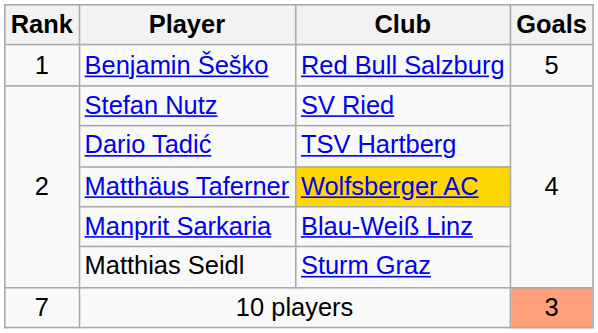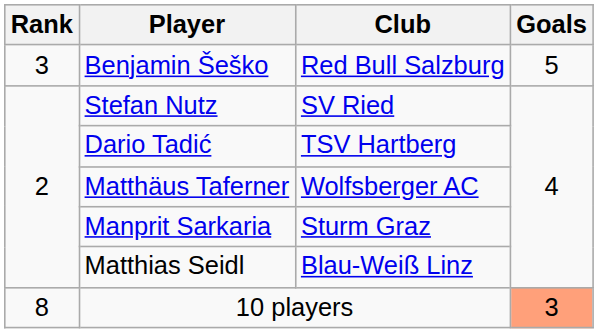(42, 65) 1 -> (42, 65) 3
(390, 186) gold background -> (390, 186) no background
(387, 226) Blau-Weiß Linz -> (366, 226) Sturm Graz
(366, 266) Sturm Graz -> (387, 266) Blau-Weiß Linz
(42, 307) 7 -> (42, 307) 8
